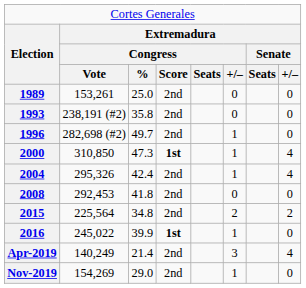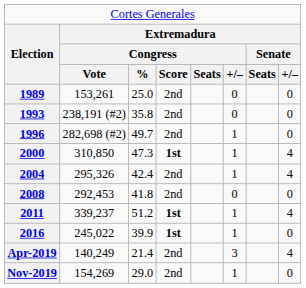+ row: (32, 212)
- row: (32, 212)
